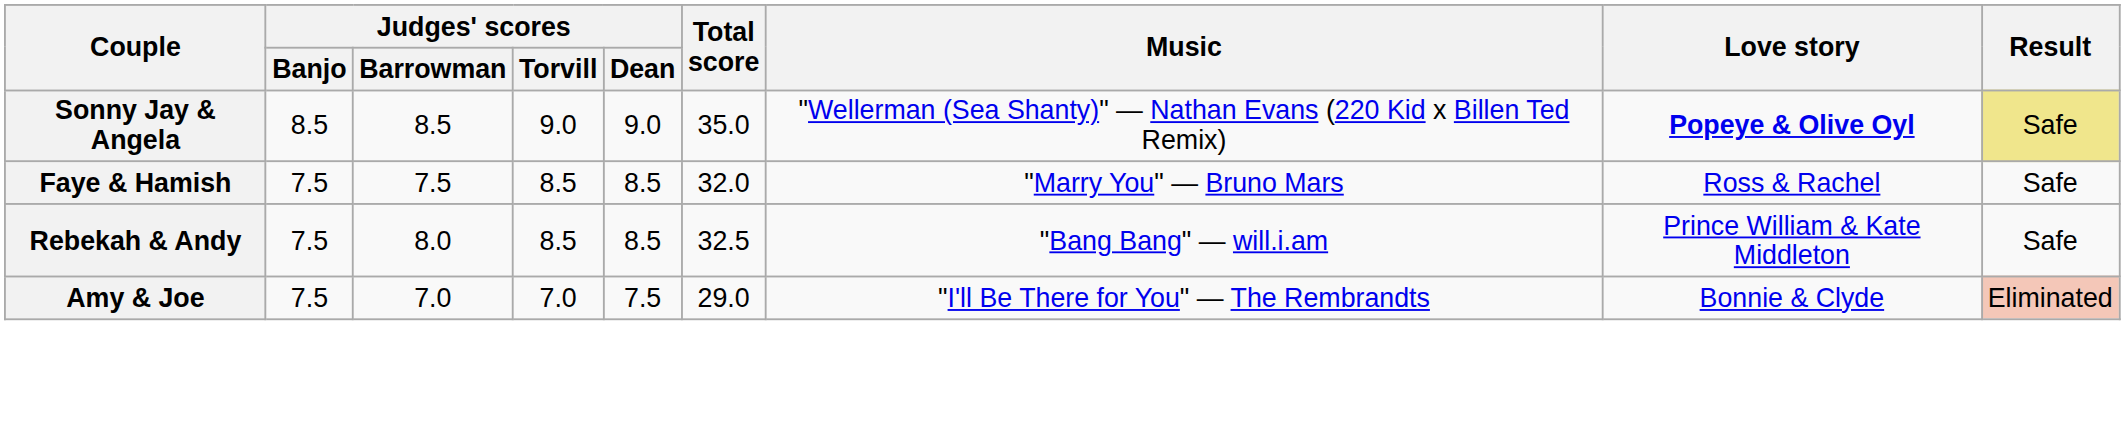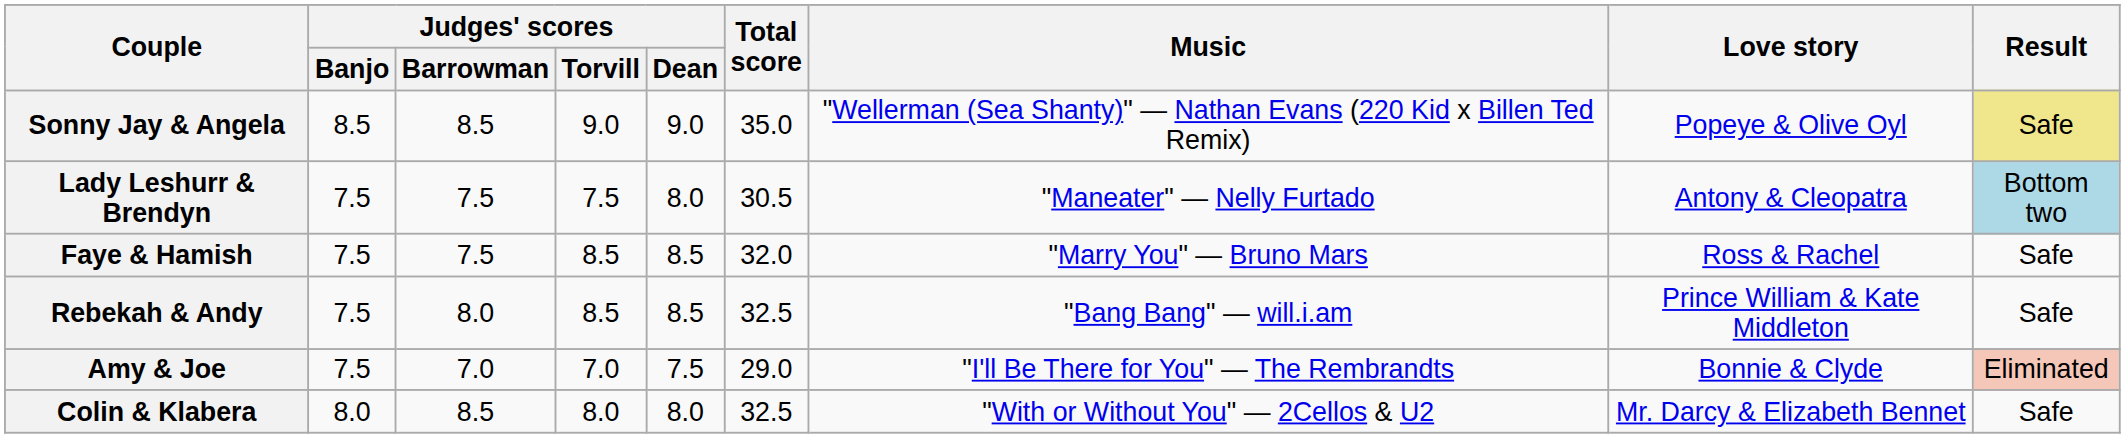(1792, 126) bold -> (1791, 126) normal
+ row: (157, 198)
+ row: (157, 412)
